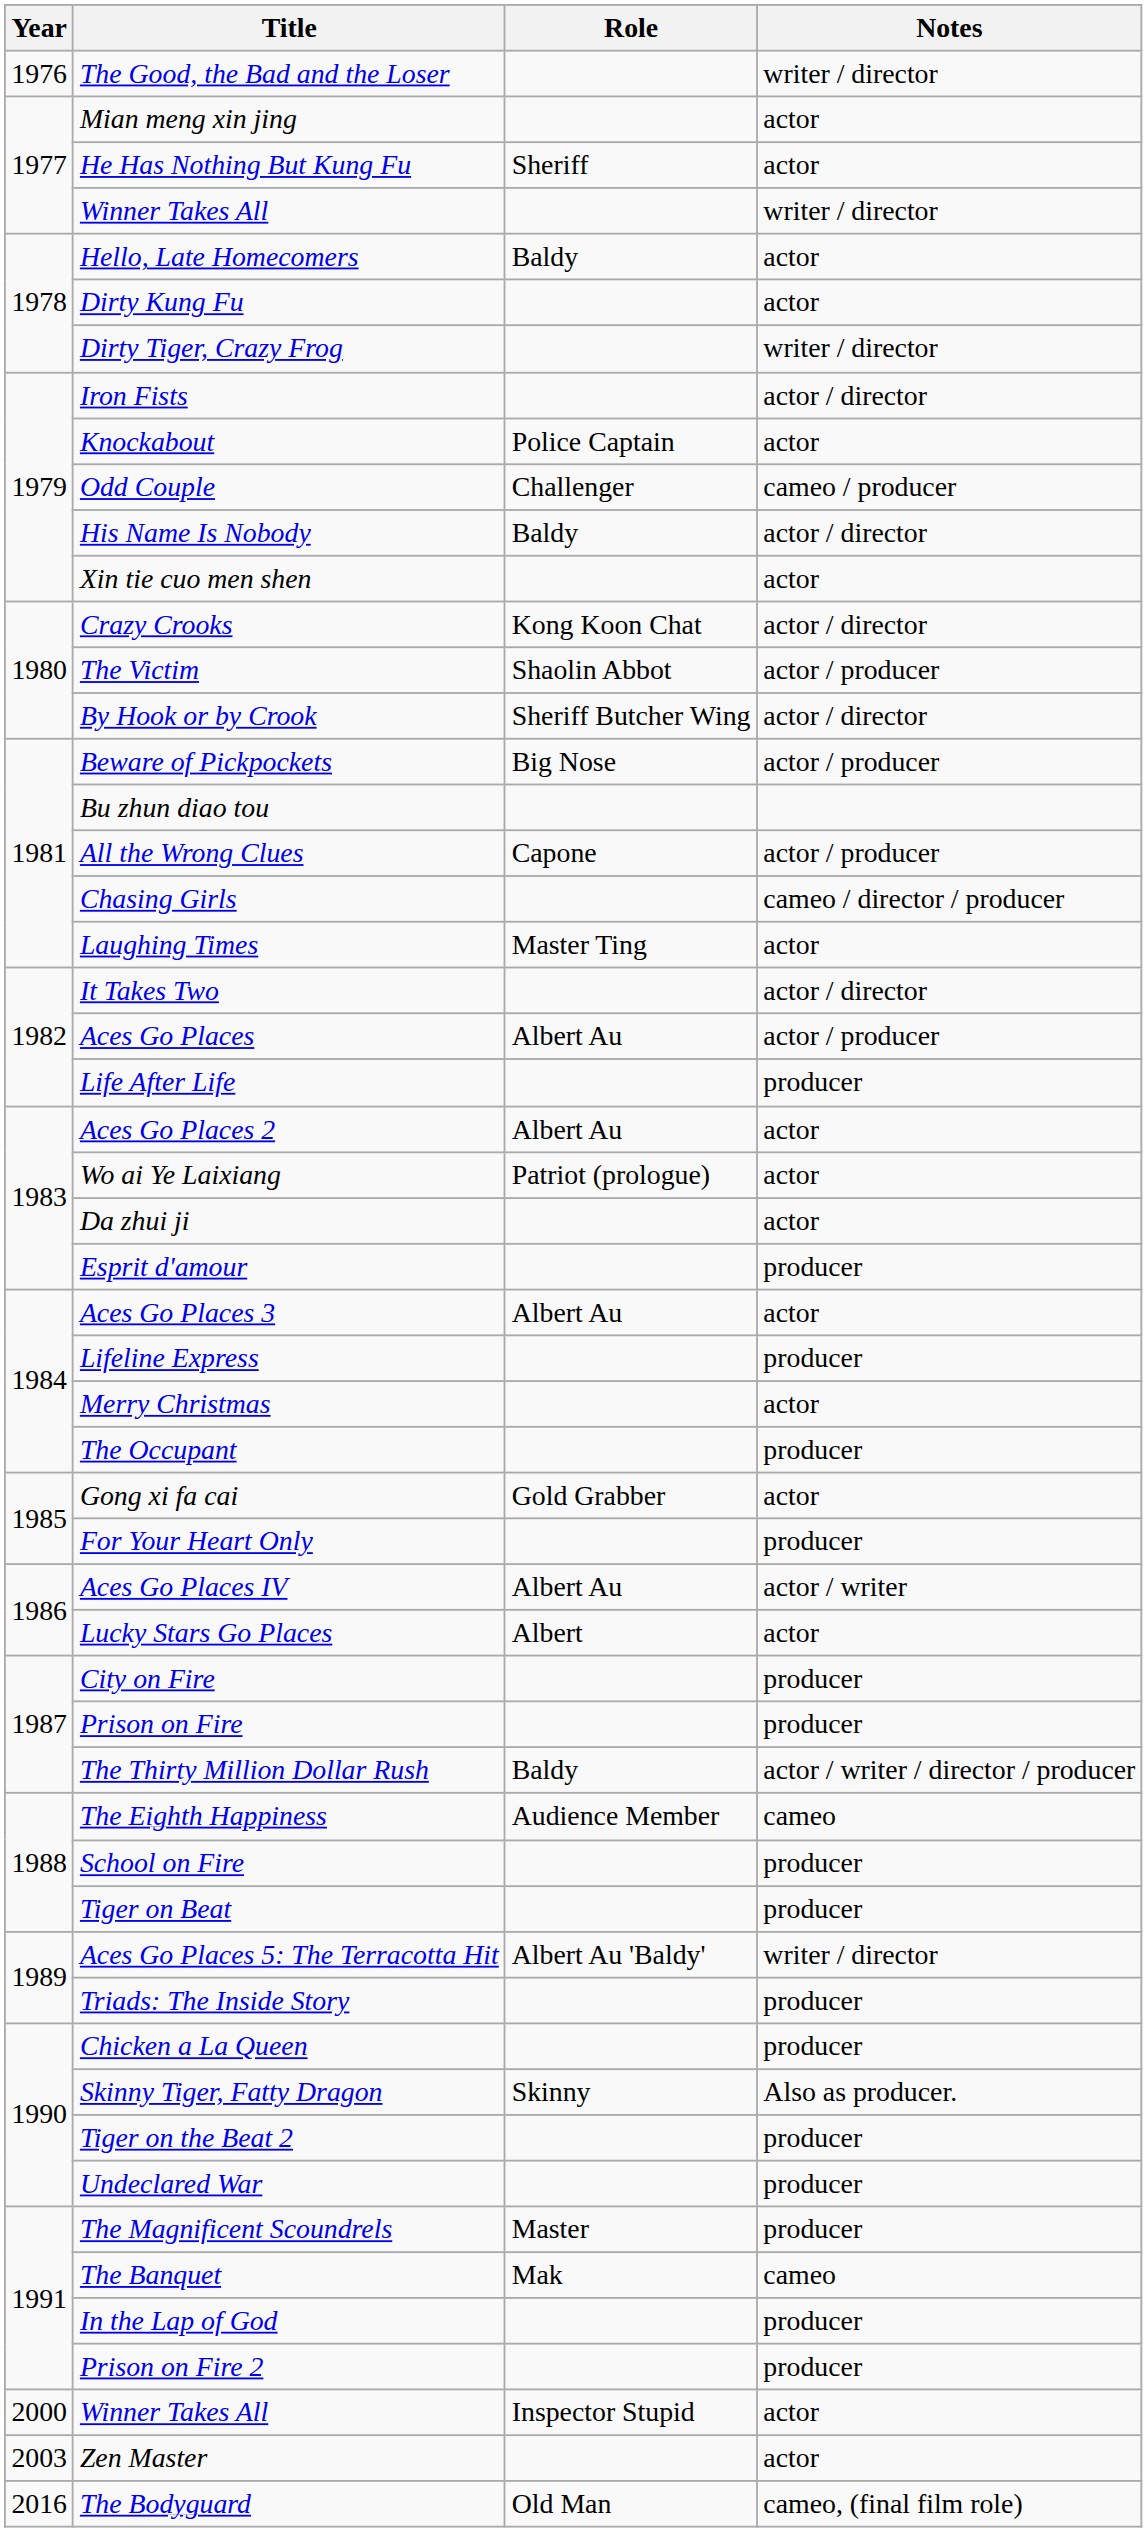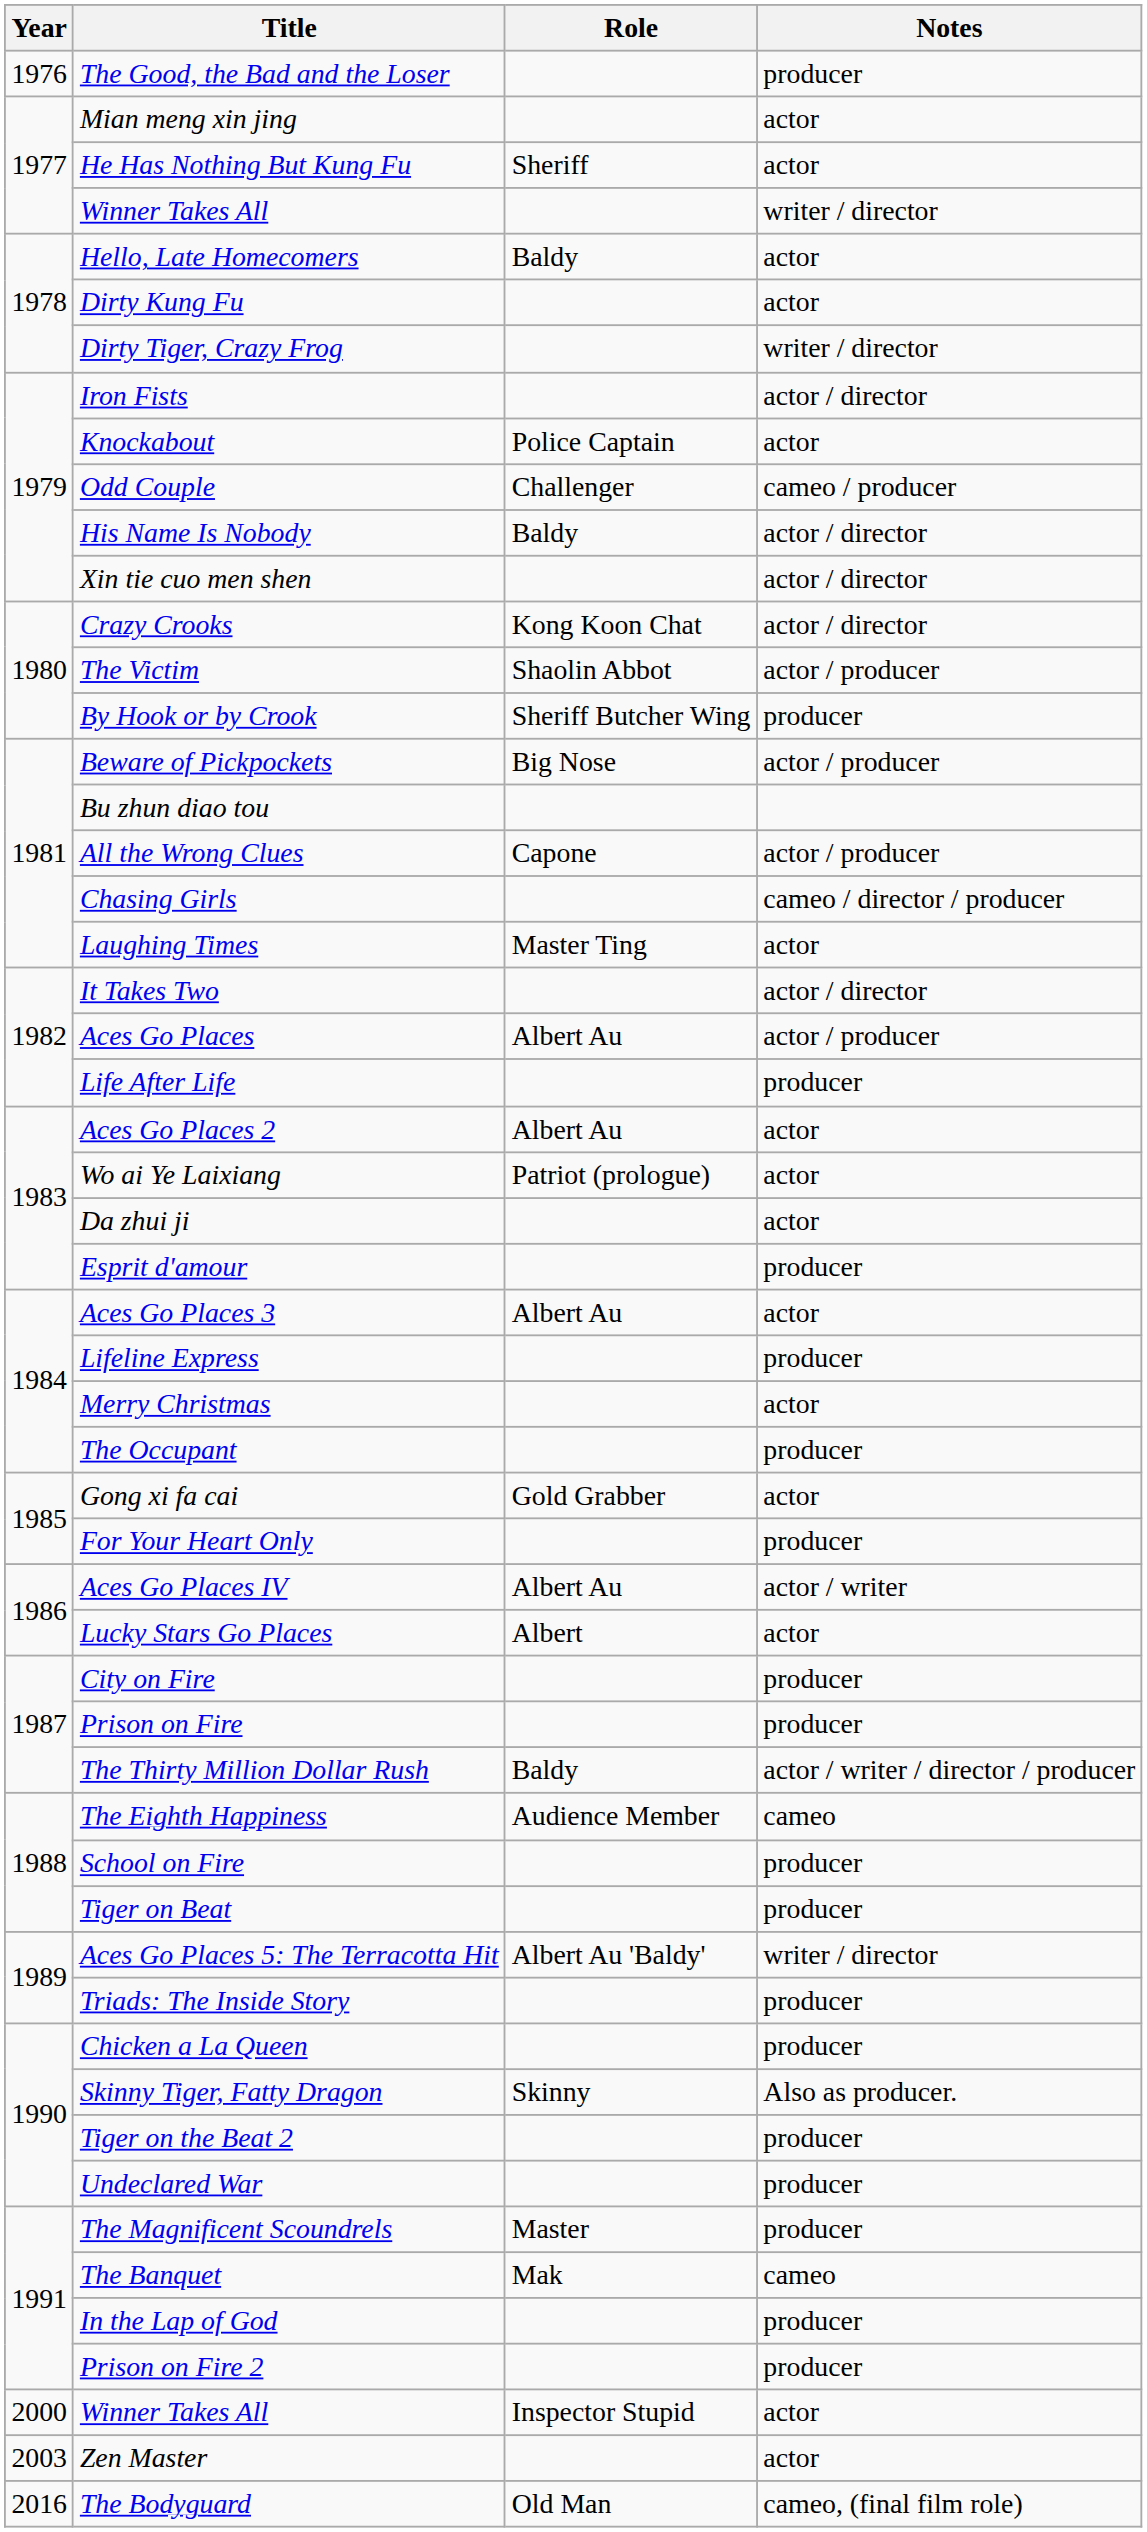(851, 73) writer / director -> (813, 73) producer
(791, 577) actor -> (845, 577) actor / director
(845, 715) actor / director -> (813, 715) producer
